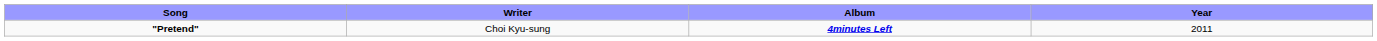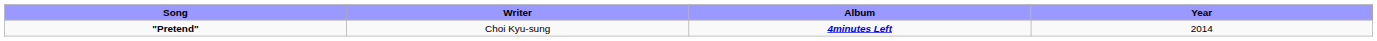(1202, 28) 2011 -> (1202, 28) 2014
